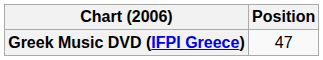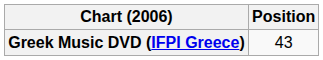(284, 42) 47 -> (284, 42) 43
